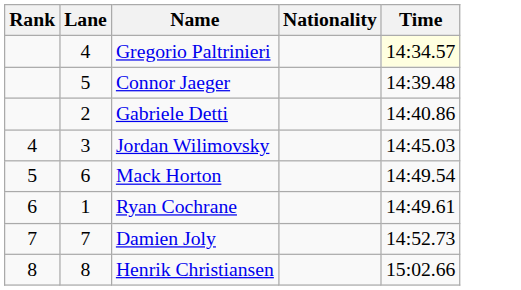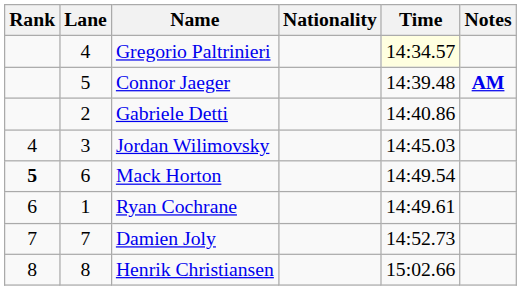+ column: (488, 20)
(32, 176) normal -> (32, 176) bold
